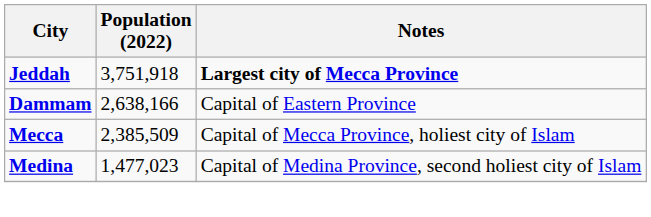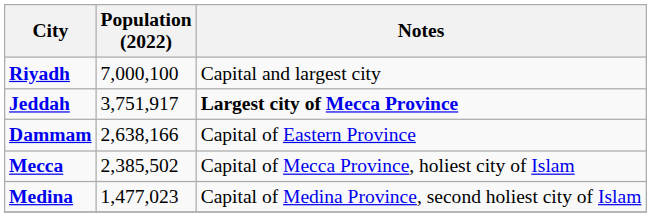+ row: (39, 72)
(140, 72) 3,751,918 -> (140, 103) 3,751,917
(140, 134) 2,385,509 -> (140, 165) 2,385,502
